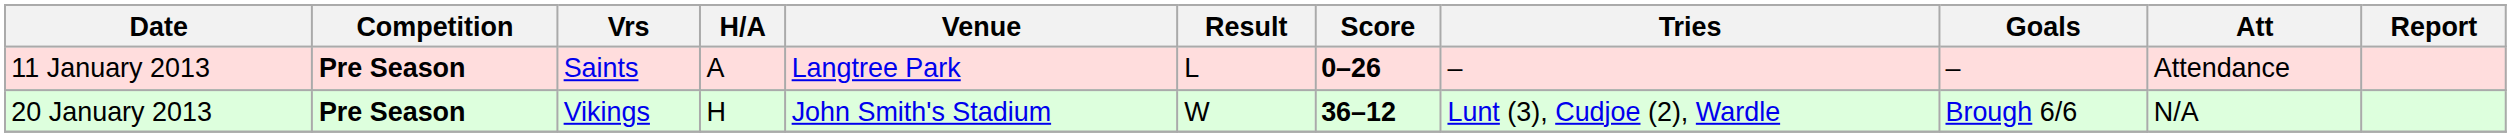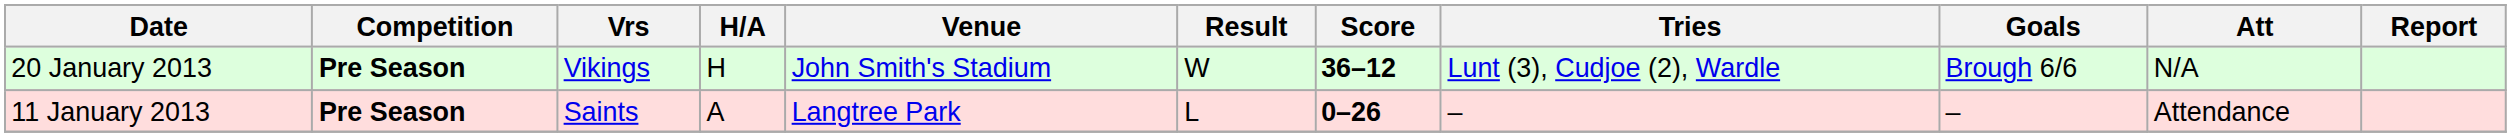rows swapped: (111, 68) <-> (112, 111)
